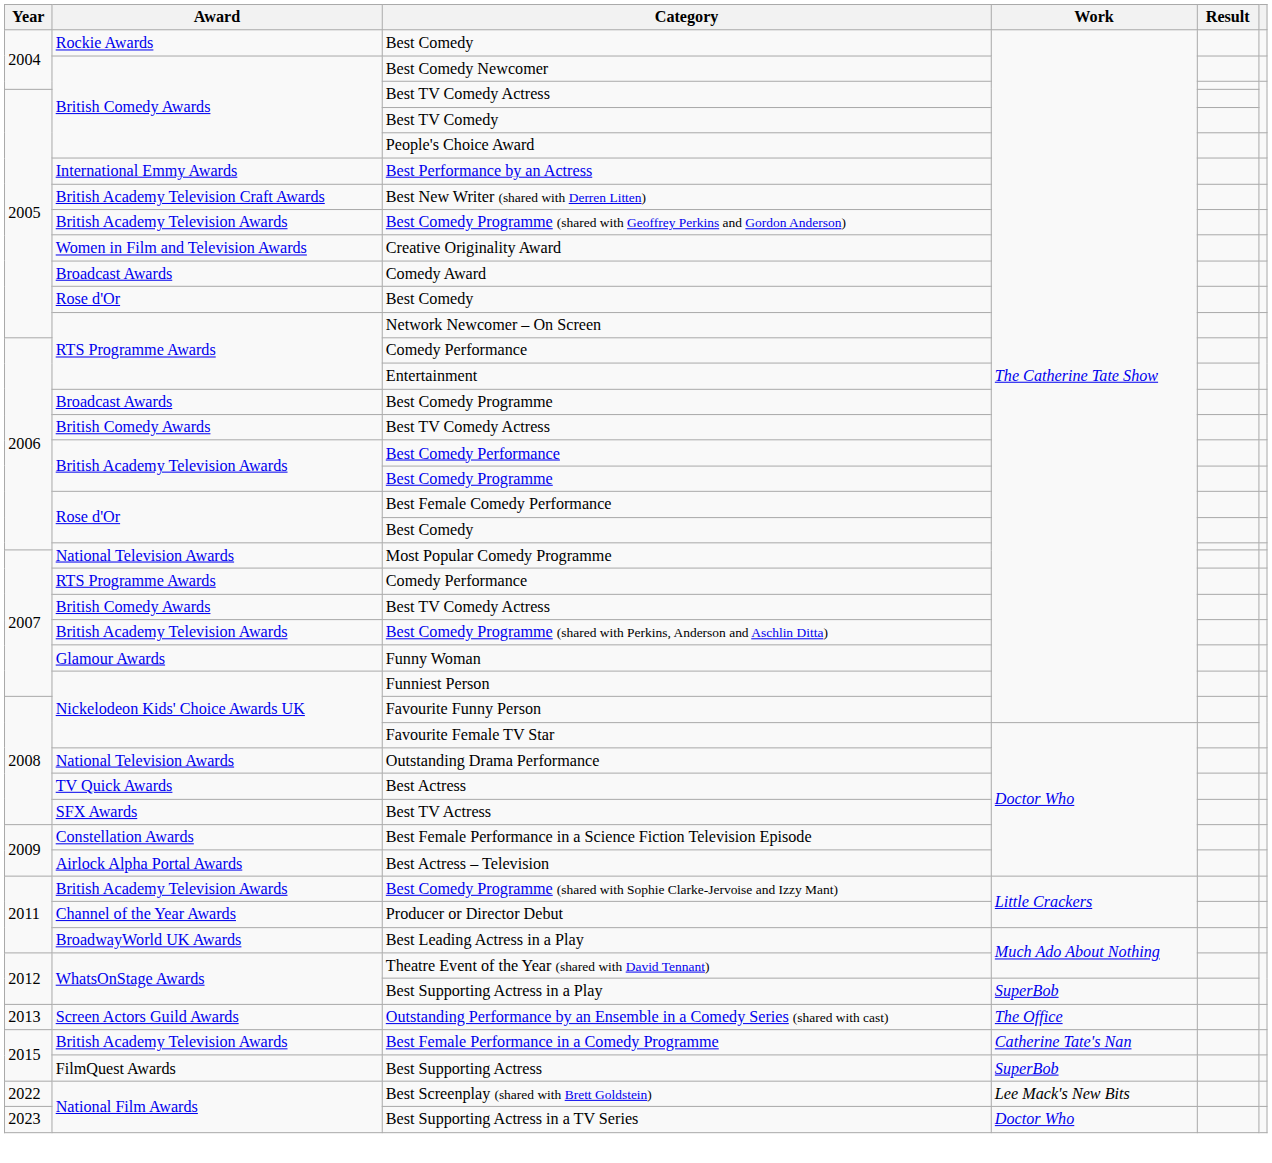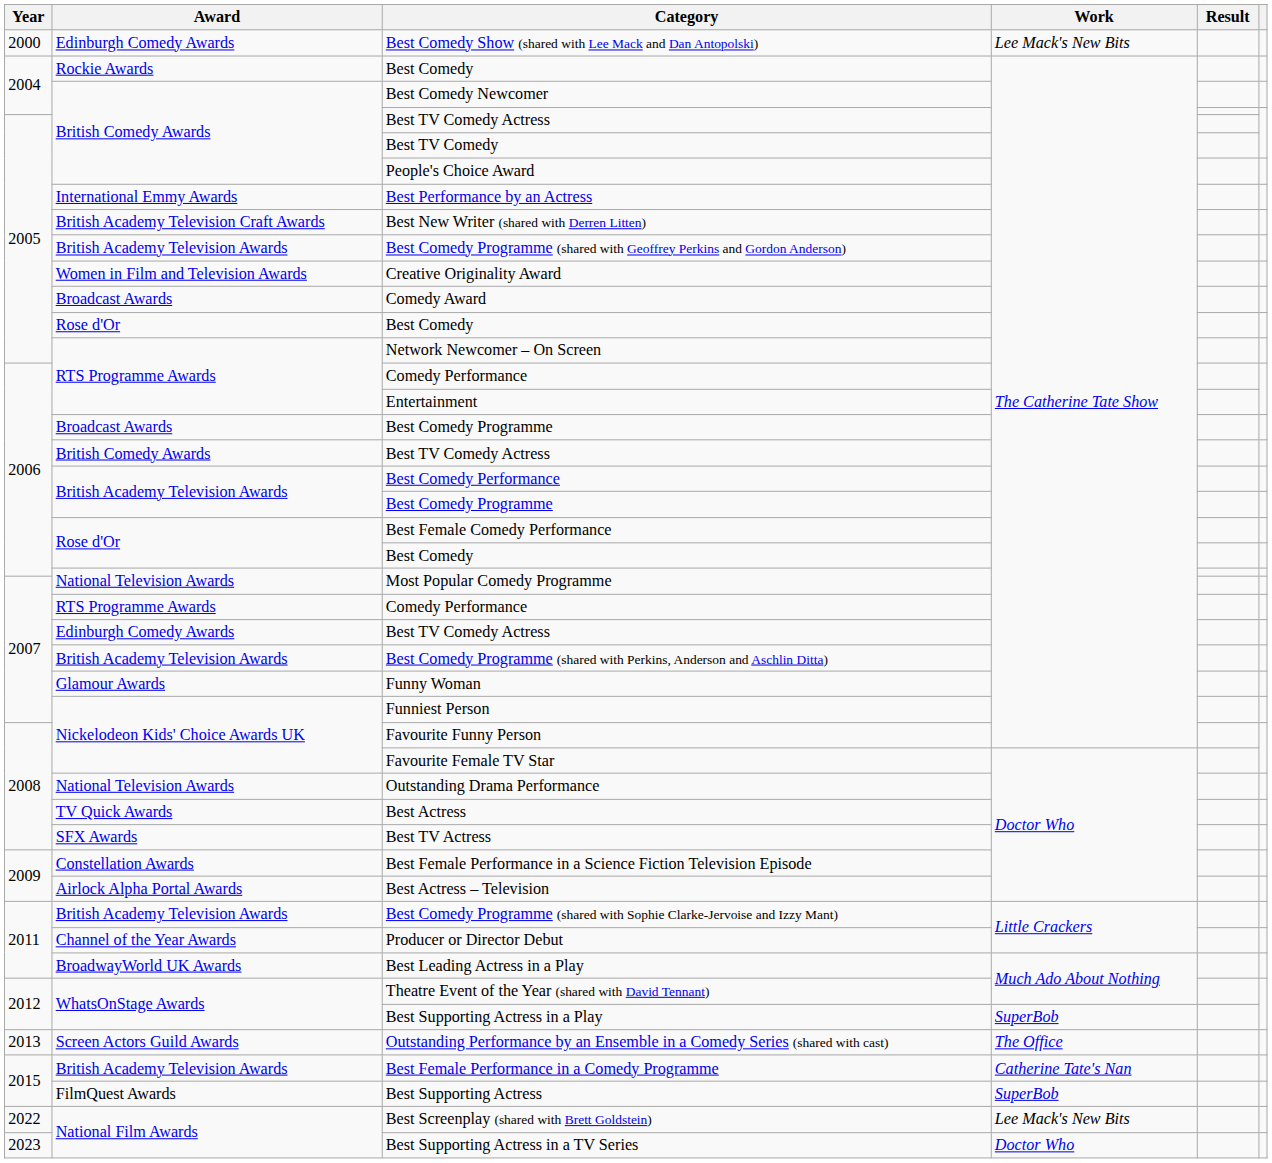+ row: (24, 42)
(133, 606) British Comedy Awards -> (145, 632) Edinburgh Comedy Awards
